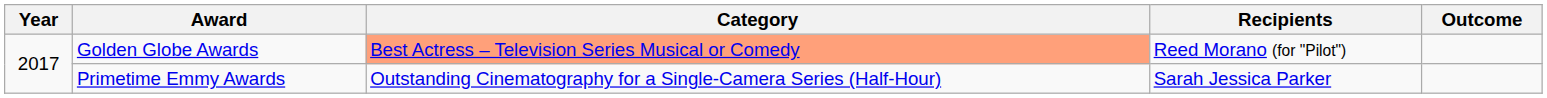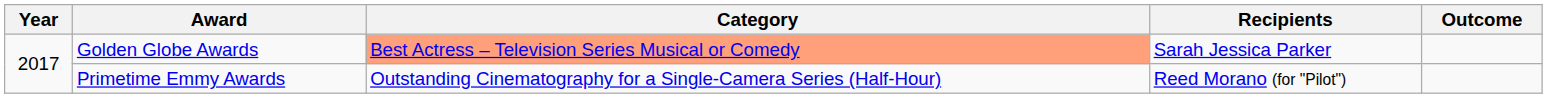(1250, 49) Reed Morano (for "Pilot") -> (1242, 49) Sarah Jessica Parker
(1242, 79) Sarah Jessica Parker -> (1250, 79) Reed Morano (for "Pilot")
